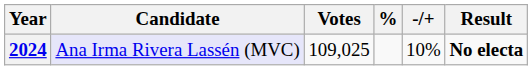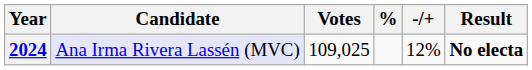(423, 49) 10% -> (423, 49) 12%
